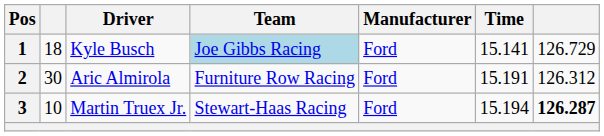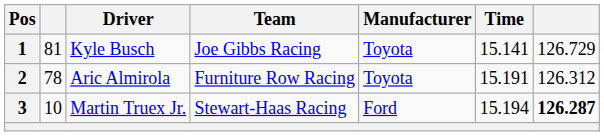(53, 49) 18 -> (53, 49) 81
(258, 49) lightblue background -> (258, 49) no background
(380, 49) Ford -> (388, 49) Toyota
(53, 78) 30 -> (53, 78) 78
(380, 78) Ford -> (388, 78) Toyota
